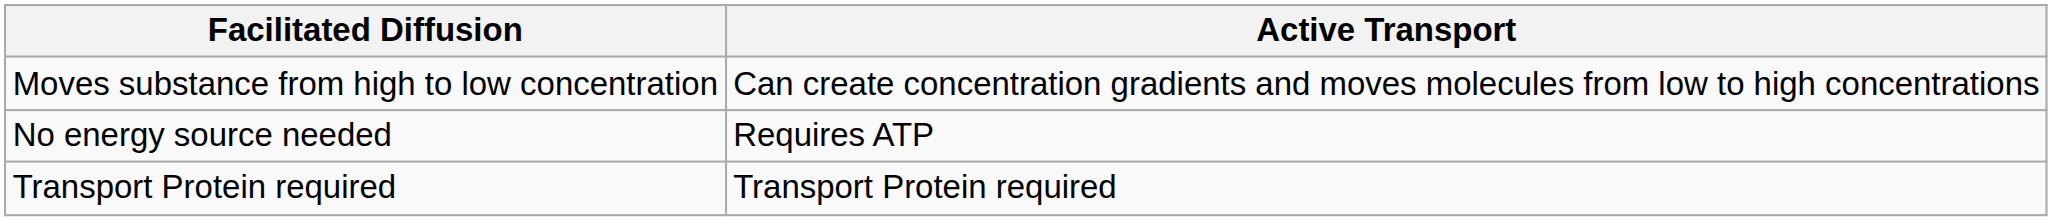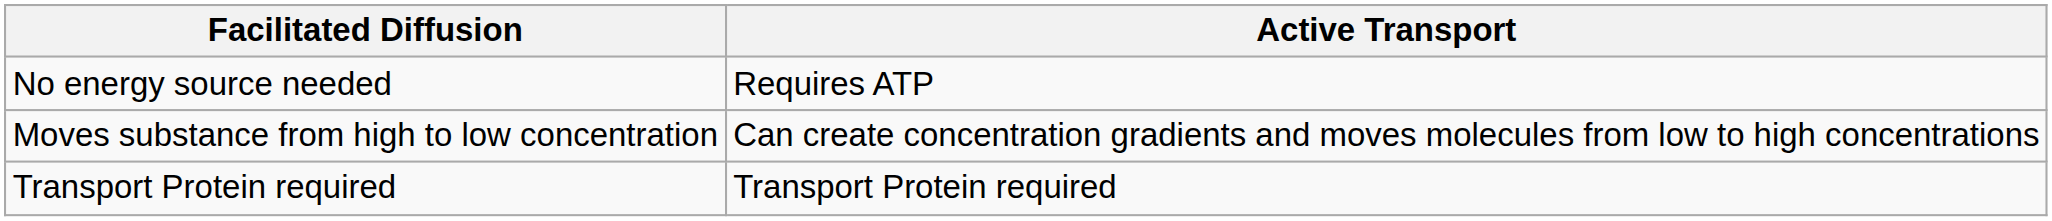rows swapped: (202, 135) <-> (365, 82)
